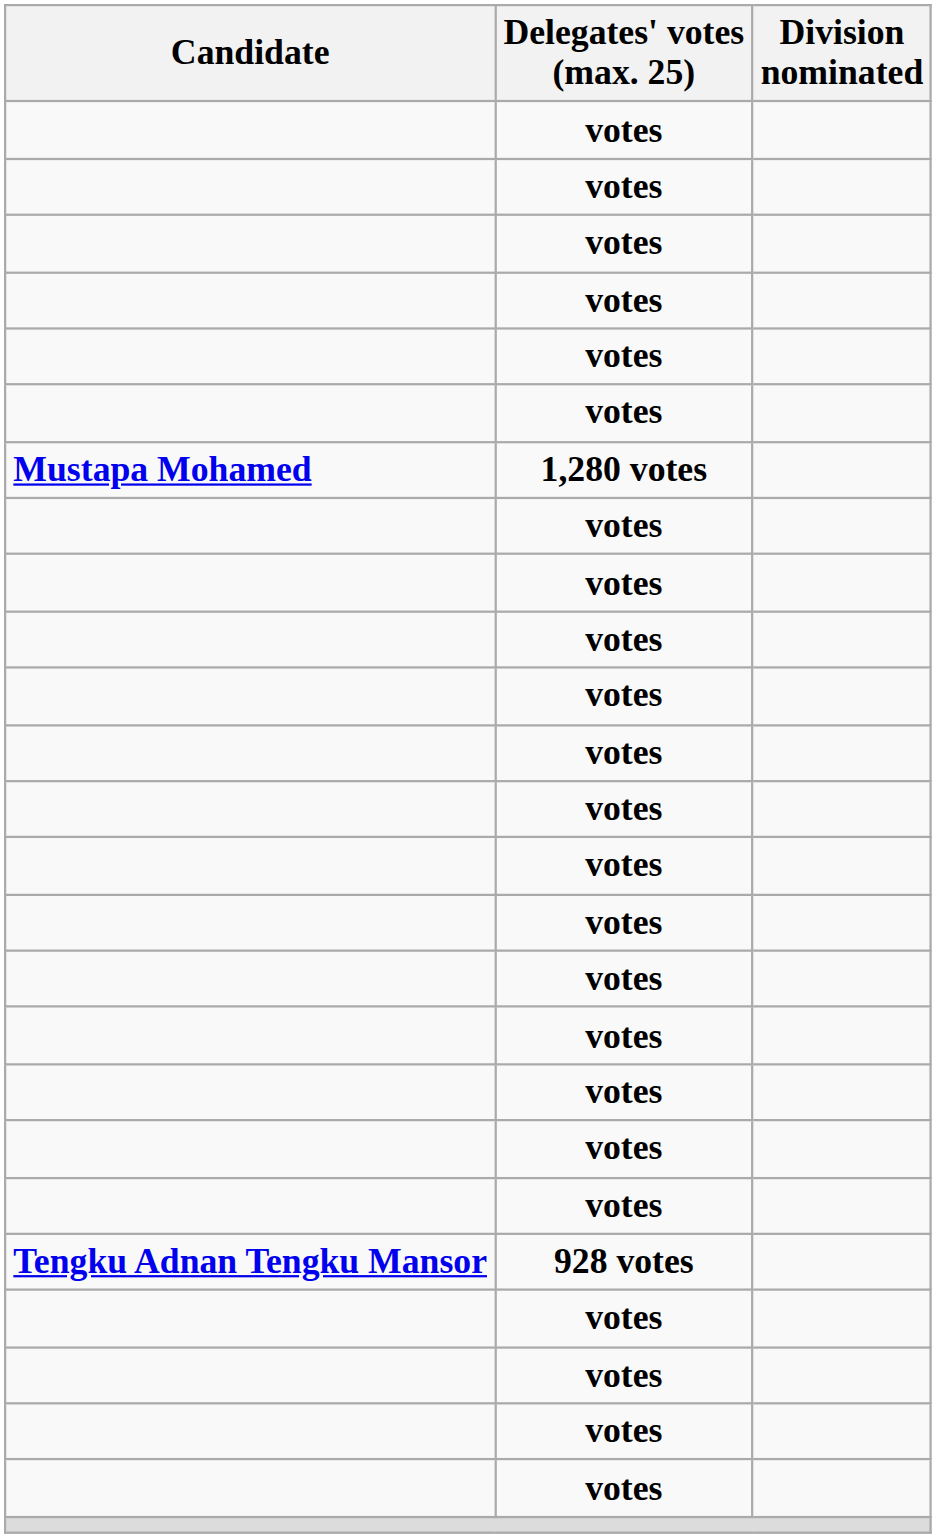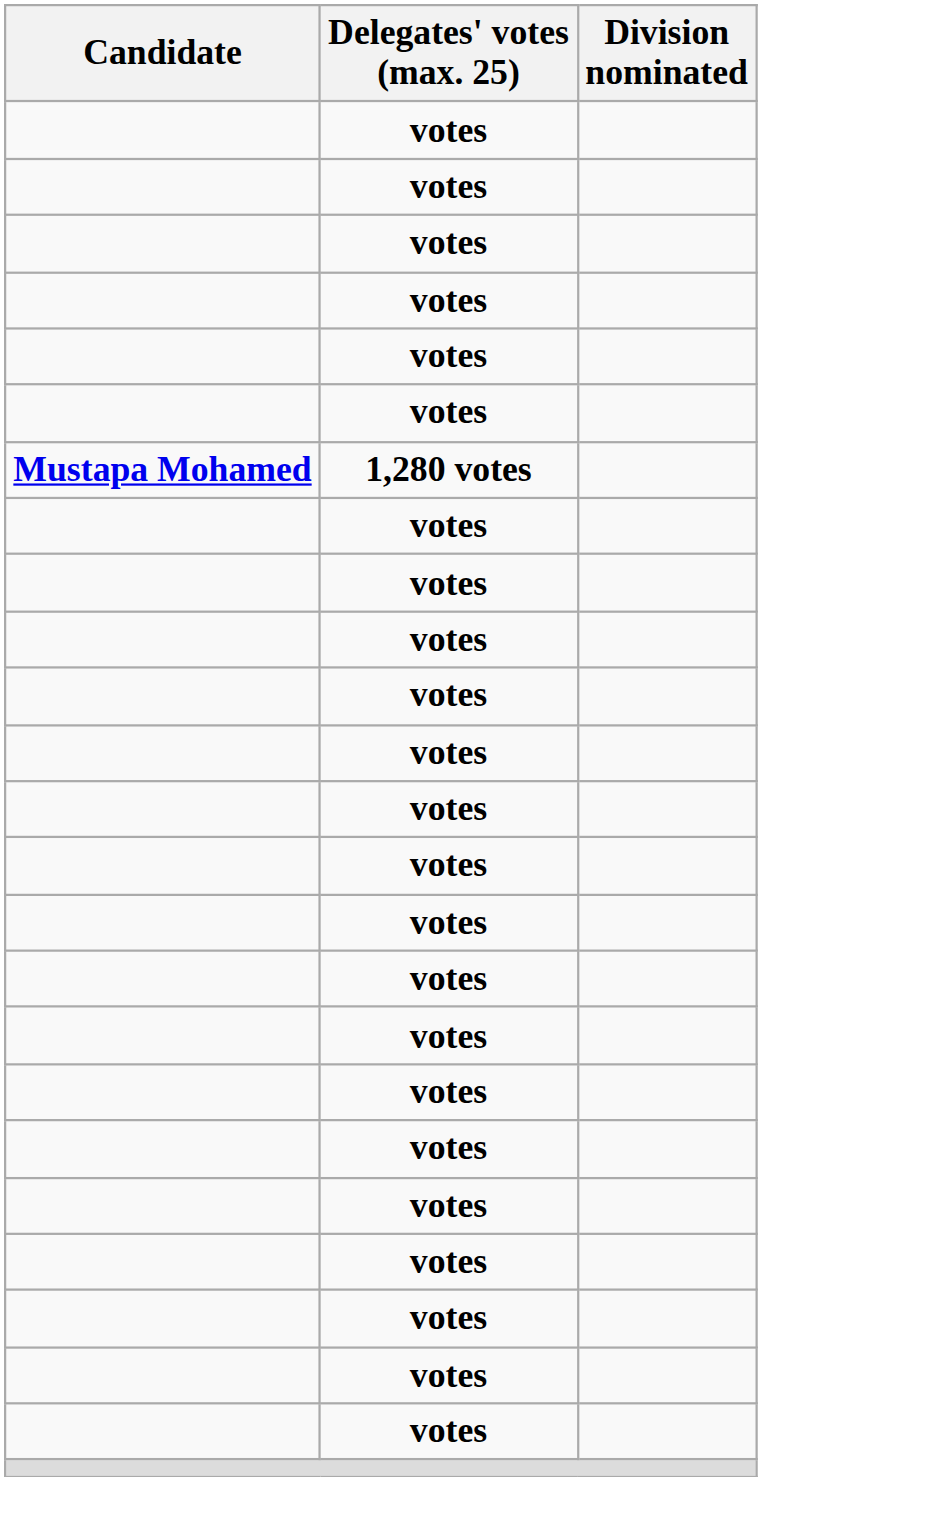- row: (250, 1261)
